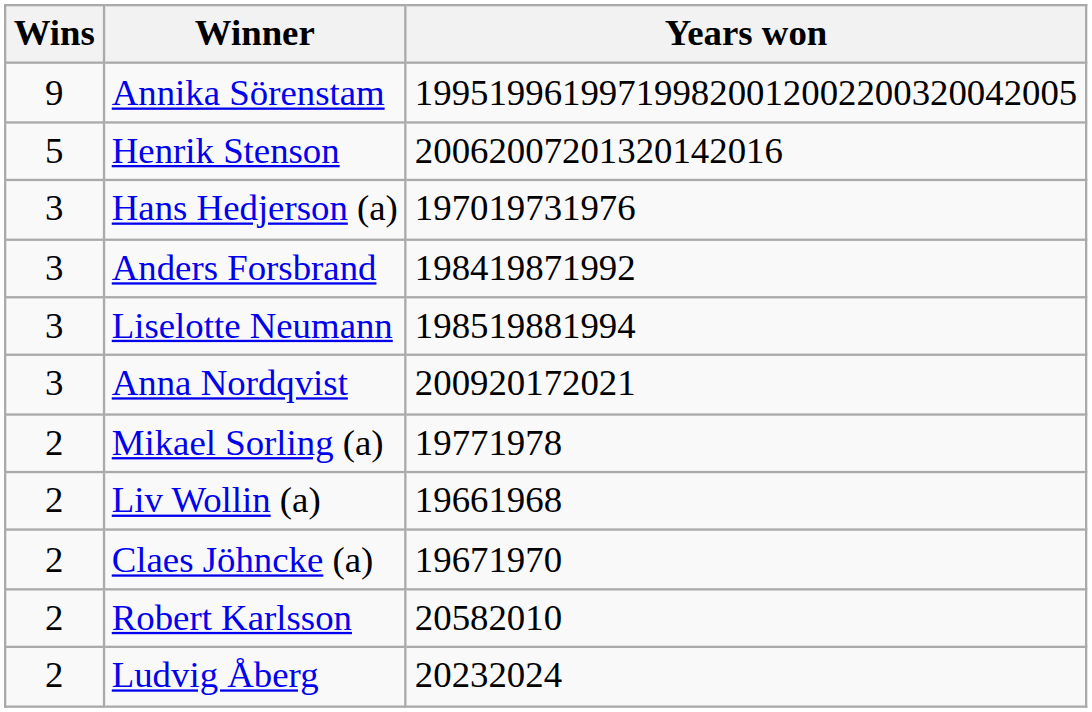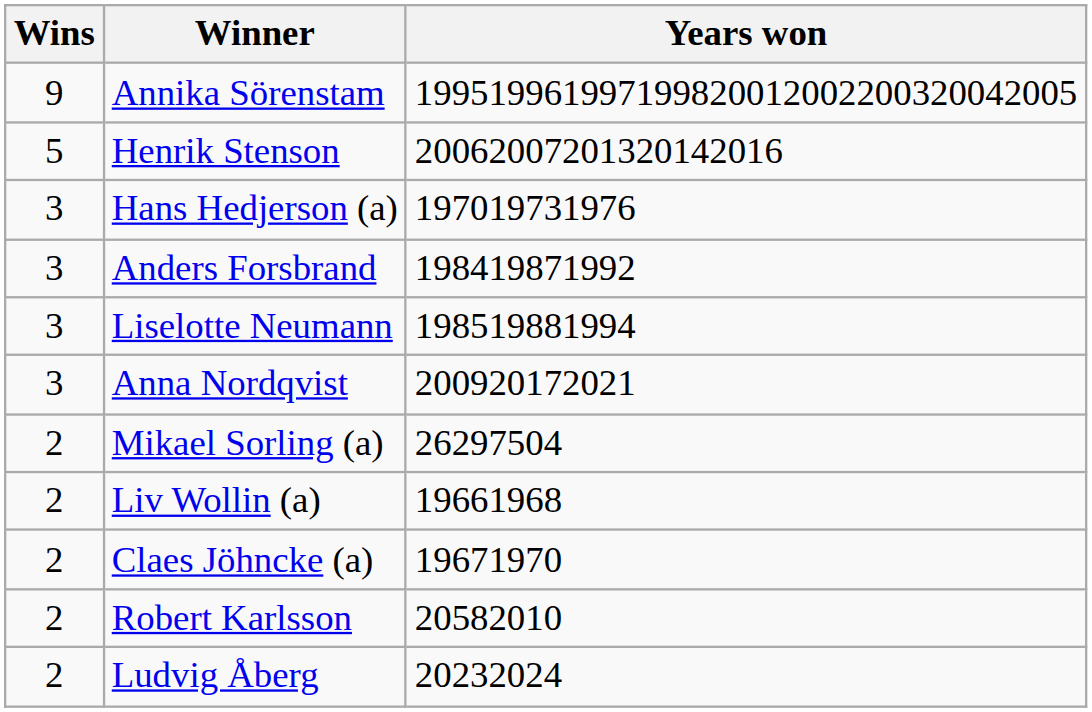(488, 442) 19771978 -> (488, 442) 26297504
